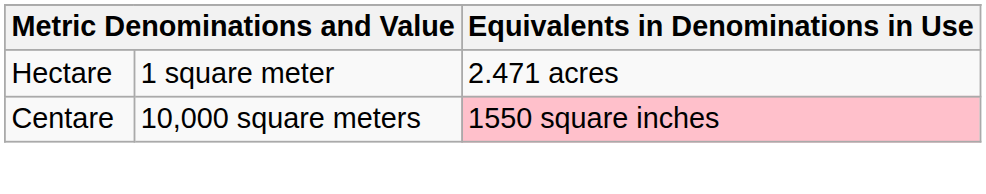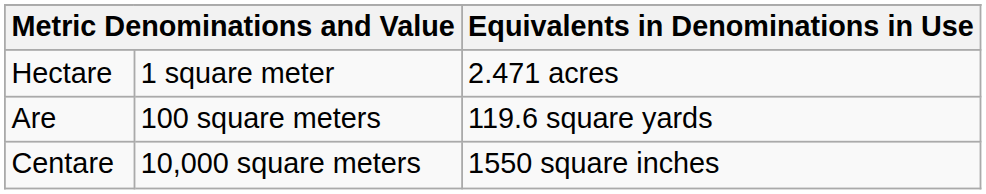+ row: (34, 118)
(594, 118) pink background -> (594, 164) no background
